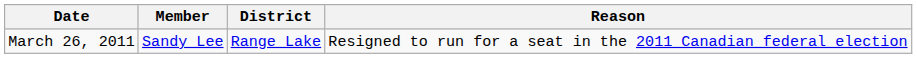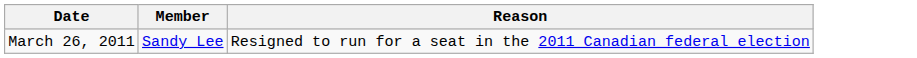- column: (276, 17)
